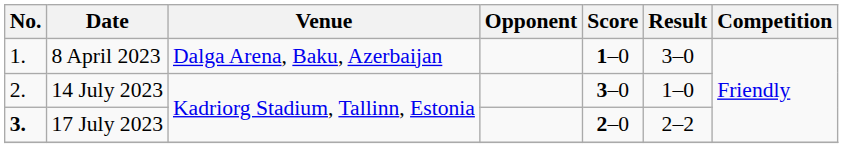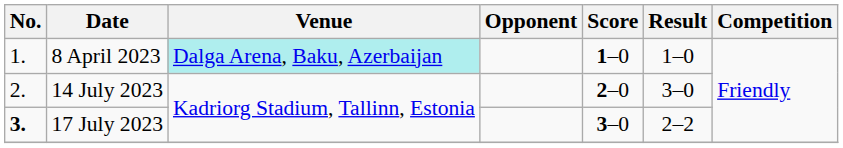(308, 55) no background -> (308, 55) paleturquoise background
(678, 55) 3–0 -> (678, 55) 1–0
(613, 90) 3–0 -> (613, 90) 2–0
(678, 90) 1–0 -> (678, 90) 3–0
(613, 124) 2–0 -> (613, 124) 3–0
